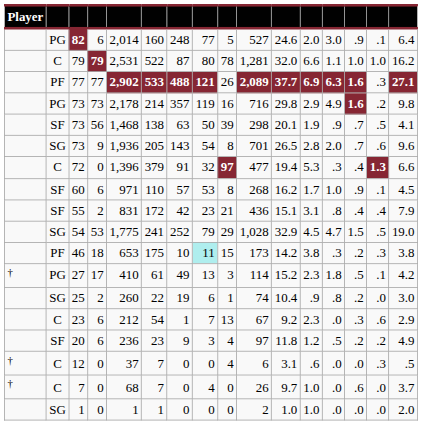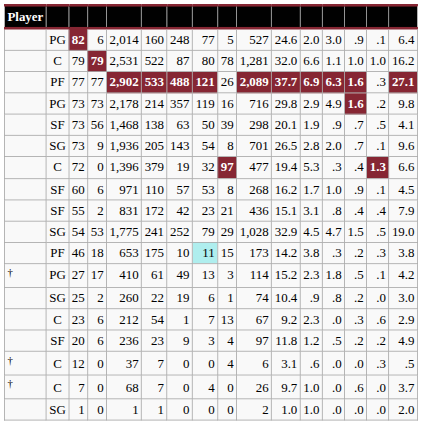(381, 146) .6 -> (381, 146) .1
(183, 167) 91 -> (183, 167) 19
